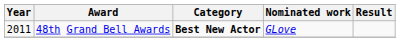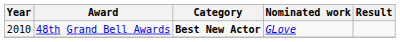(19, 29) 2011 -> (19, 29) 2010
